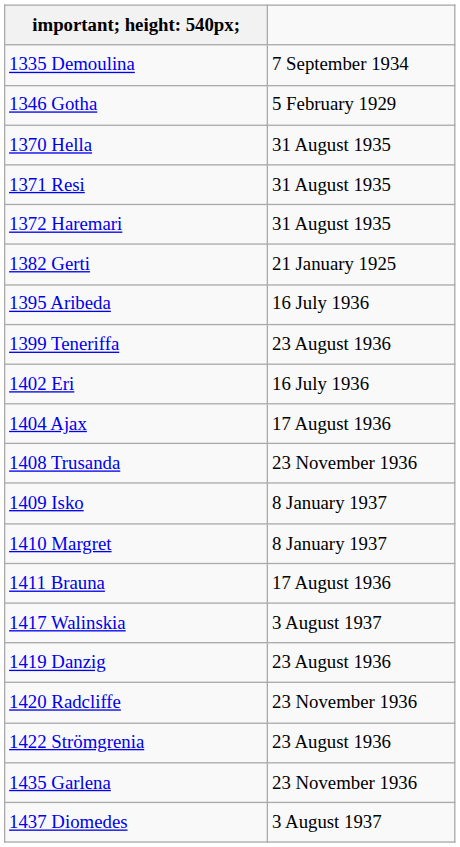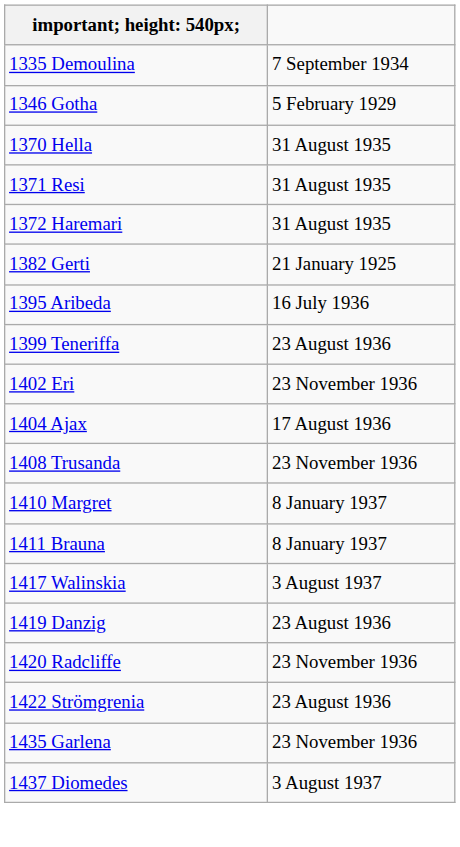(321, 383) 16 July 1936 -> (345, 383) 23 November 1936
- row: (46, 503)
(332, 582) 17 August 1936 -> (329, 542) 8 January 1937
